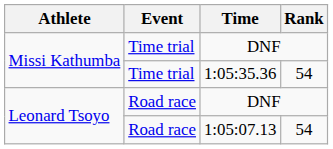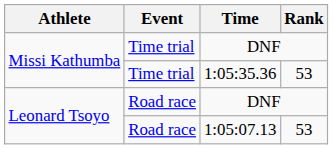(304, 74) 54 -> (304, 74) 53
(304, 129) 54 -> (304, 129) 53
